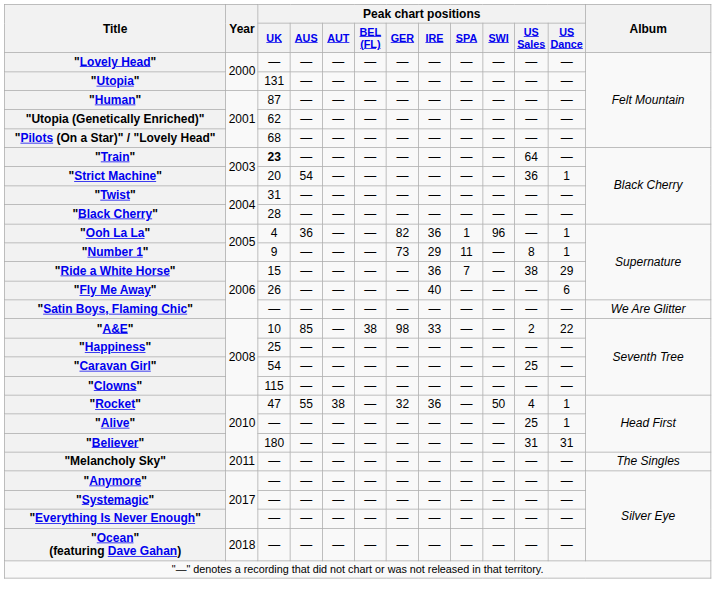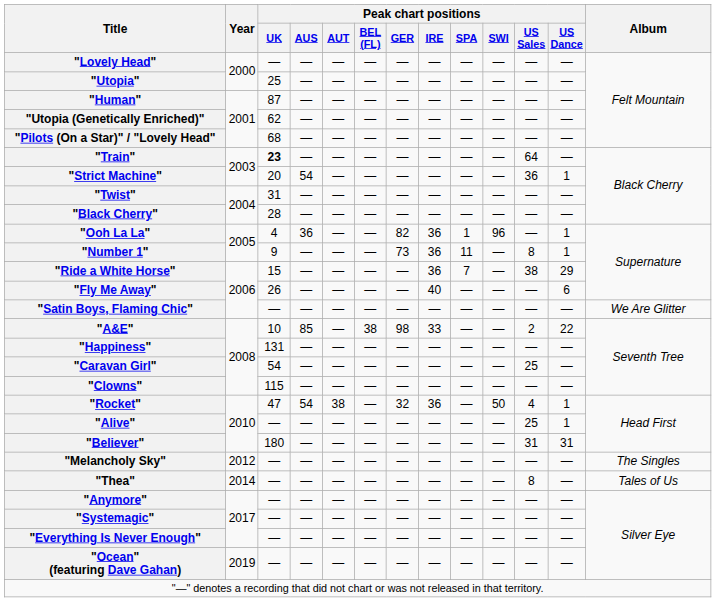(274, 81) 131 -> (274, 81) 25
(434, 252) 29 -> (434, 252) 36
(274, 347) 25 -> (274, 347) 131
(306, 404) 55 -> (306, 404) 54
(242, 461) 2011 -> (242, 461) 2012
+ row: (115, 480)
(242, 544) 2018 -> (242, 563) 2019
